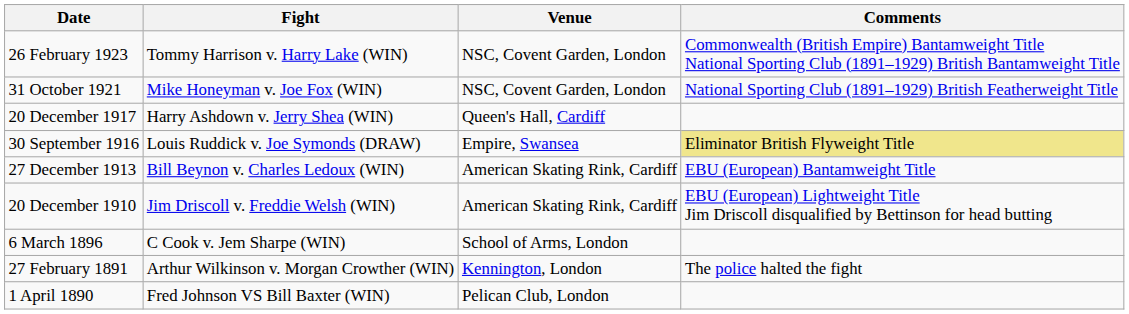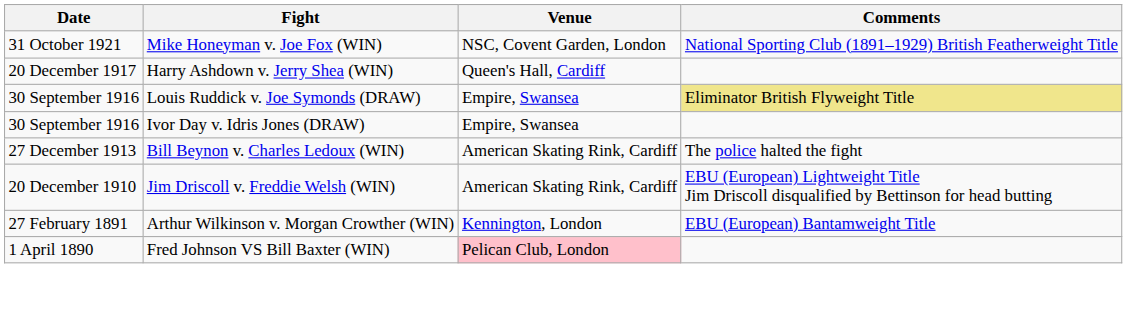- row: (277, 53)
+ row: (256, 124)
(810, 169) EBU (European) Bantamweight Title -> (774, 151) The police halted the fight
- row: (246, 242)
(774, 268) The police halted the fight -> (810, 223) EBU (European) Bantamweight Title
(535, 295) no background -> (535, 249) pink background
